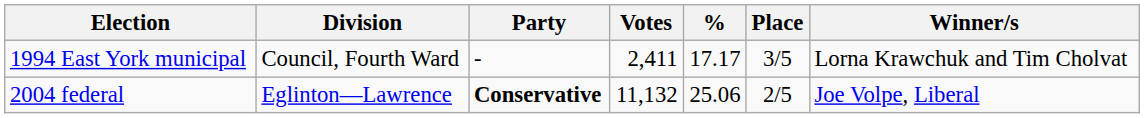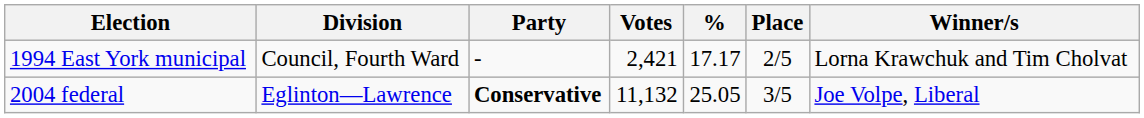(653, 58) 2,411 -> (652, 58) 2,421
(777, 58) 3/5 -> (777, 58) 2/5
(715, 94) 25.06 -> (715, 94) 25.05
(777, 94) 2/5 -> (777, 94) 3/5
